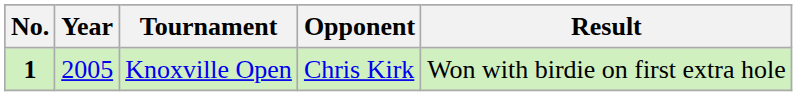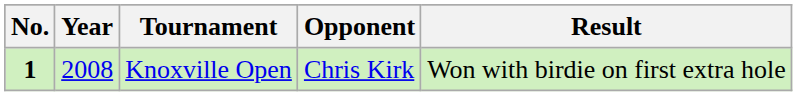(87, 68) 2005 -> (87, 68) 2008
